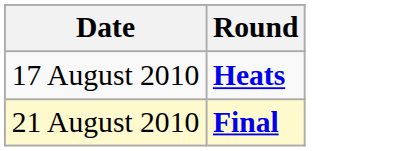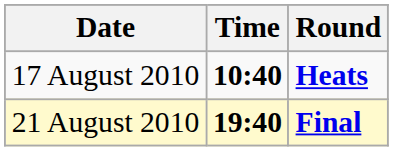+ column: (247, 27)
